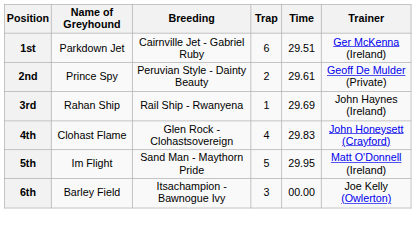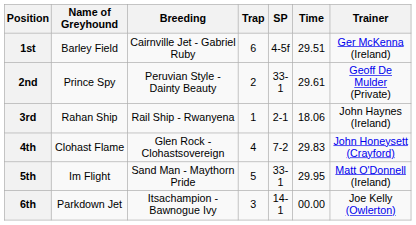+ column: (280, 19)
(92, 48) Parkdown Jet -> (90, 48) Barley Field
(302, 106) 29.69 -> (311, 118) 18.06
(92, 193) Barley Field -> (90, 205) Parkdown Jet
